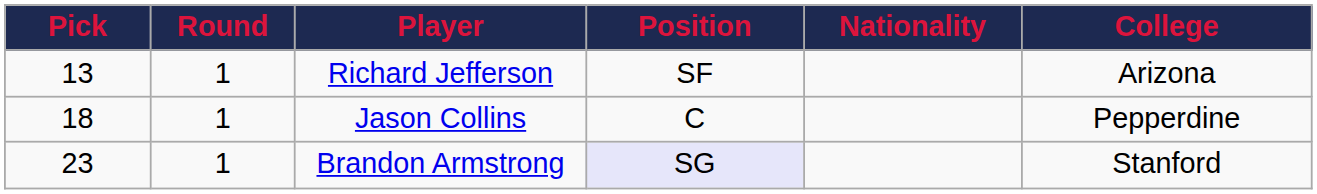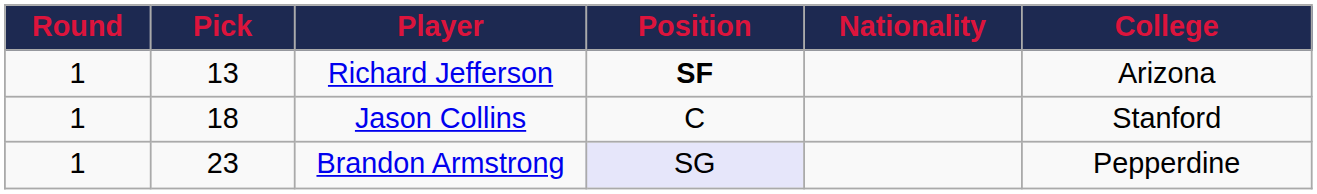columns swapped: (223, 27) <-> (78, 27)
(695, 73) normal -> (695, 73) bold
(1167, 118) Pepperdine -> (1167, 118) Stanford
(1167, 164) Stanford -> (1167, 164) Pepperdine
